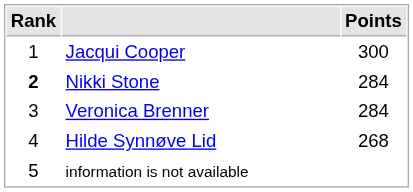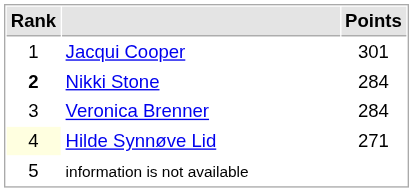(373, 52) 300 -> (373, 52) 301
(33, 141) no background -> (33, 141) lightyellow background
(373, 141) 268 -> (373, 141) 271
